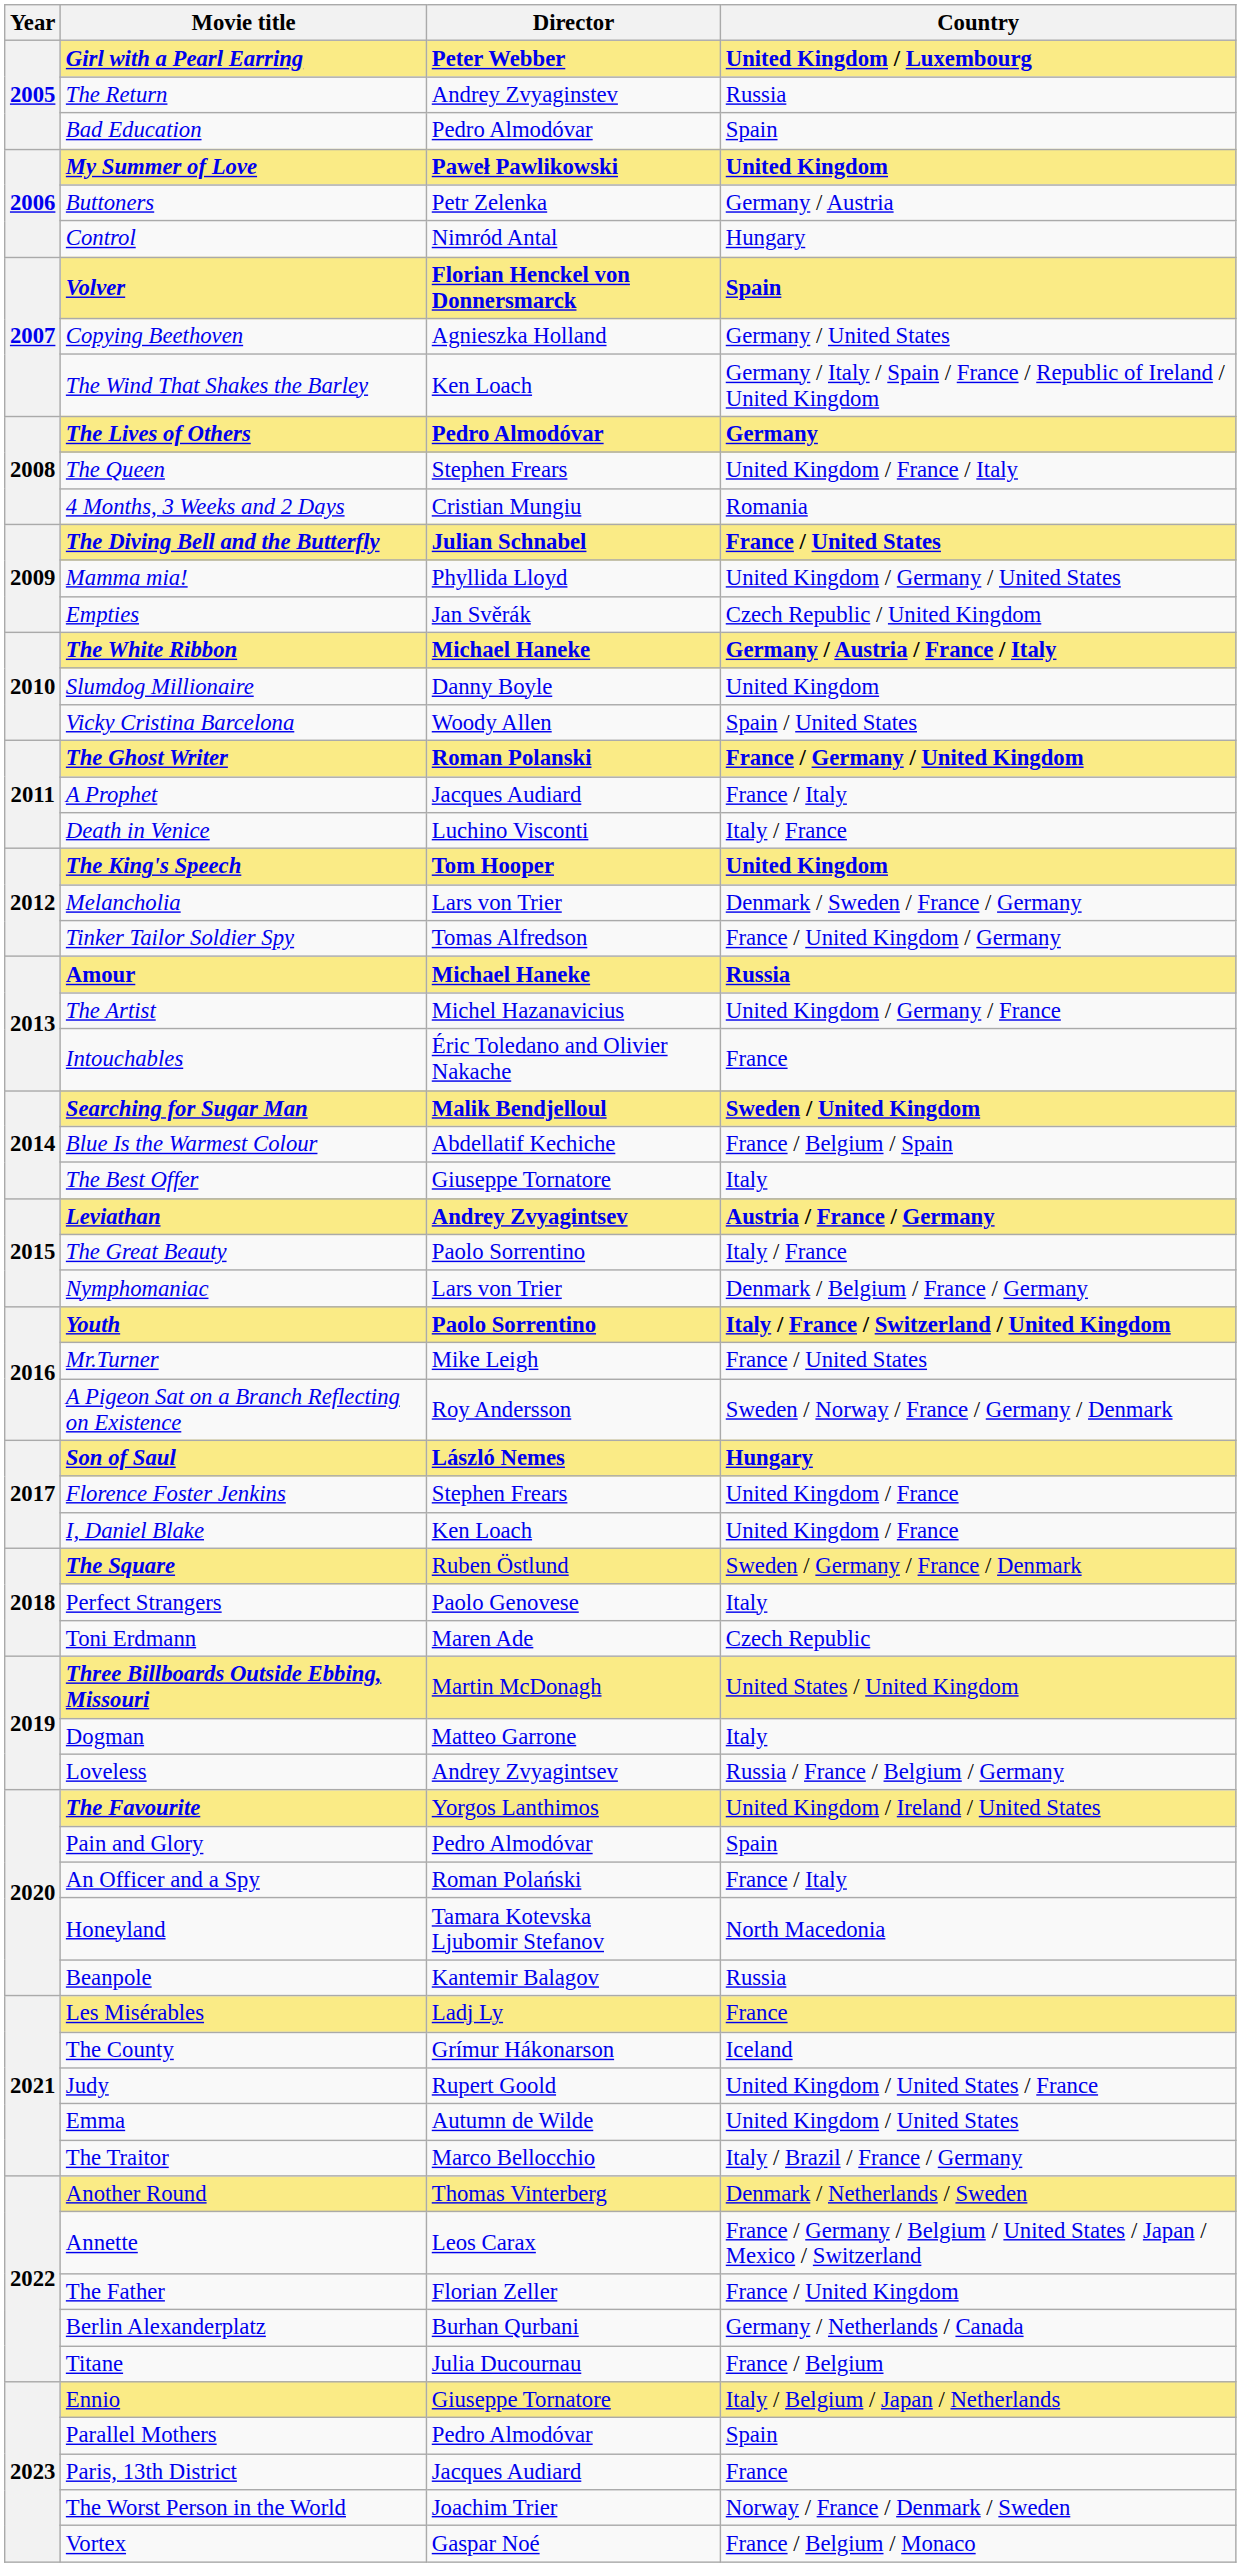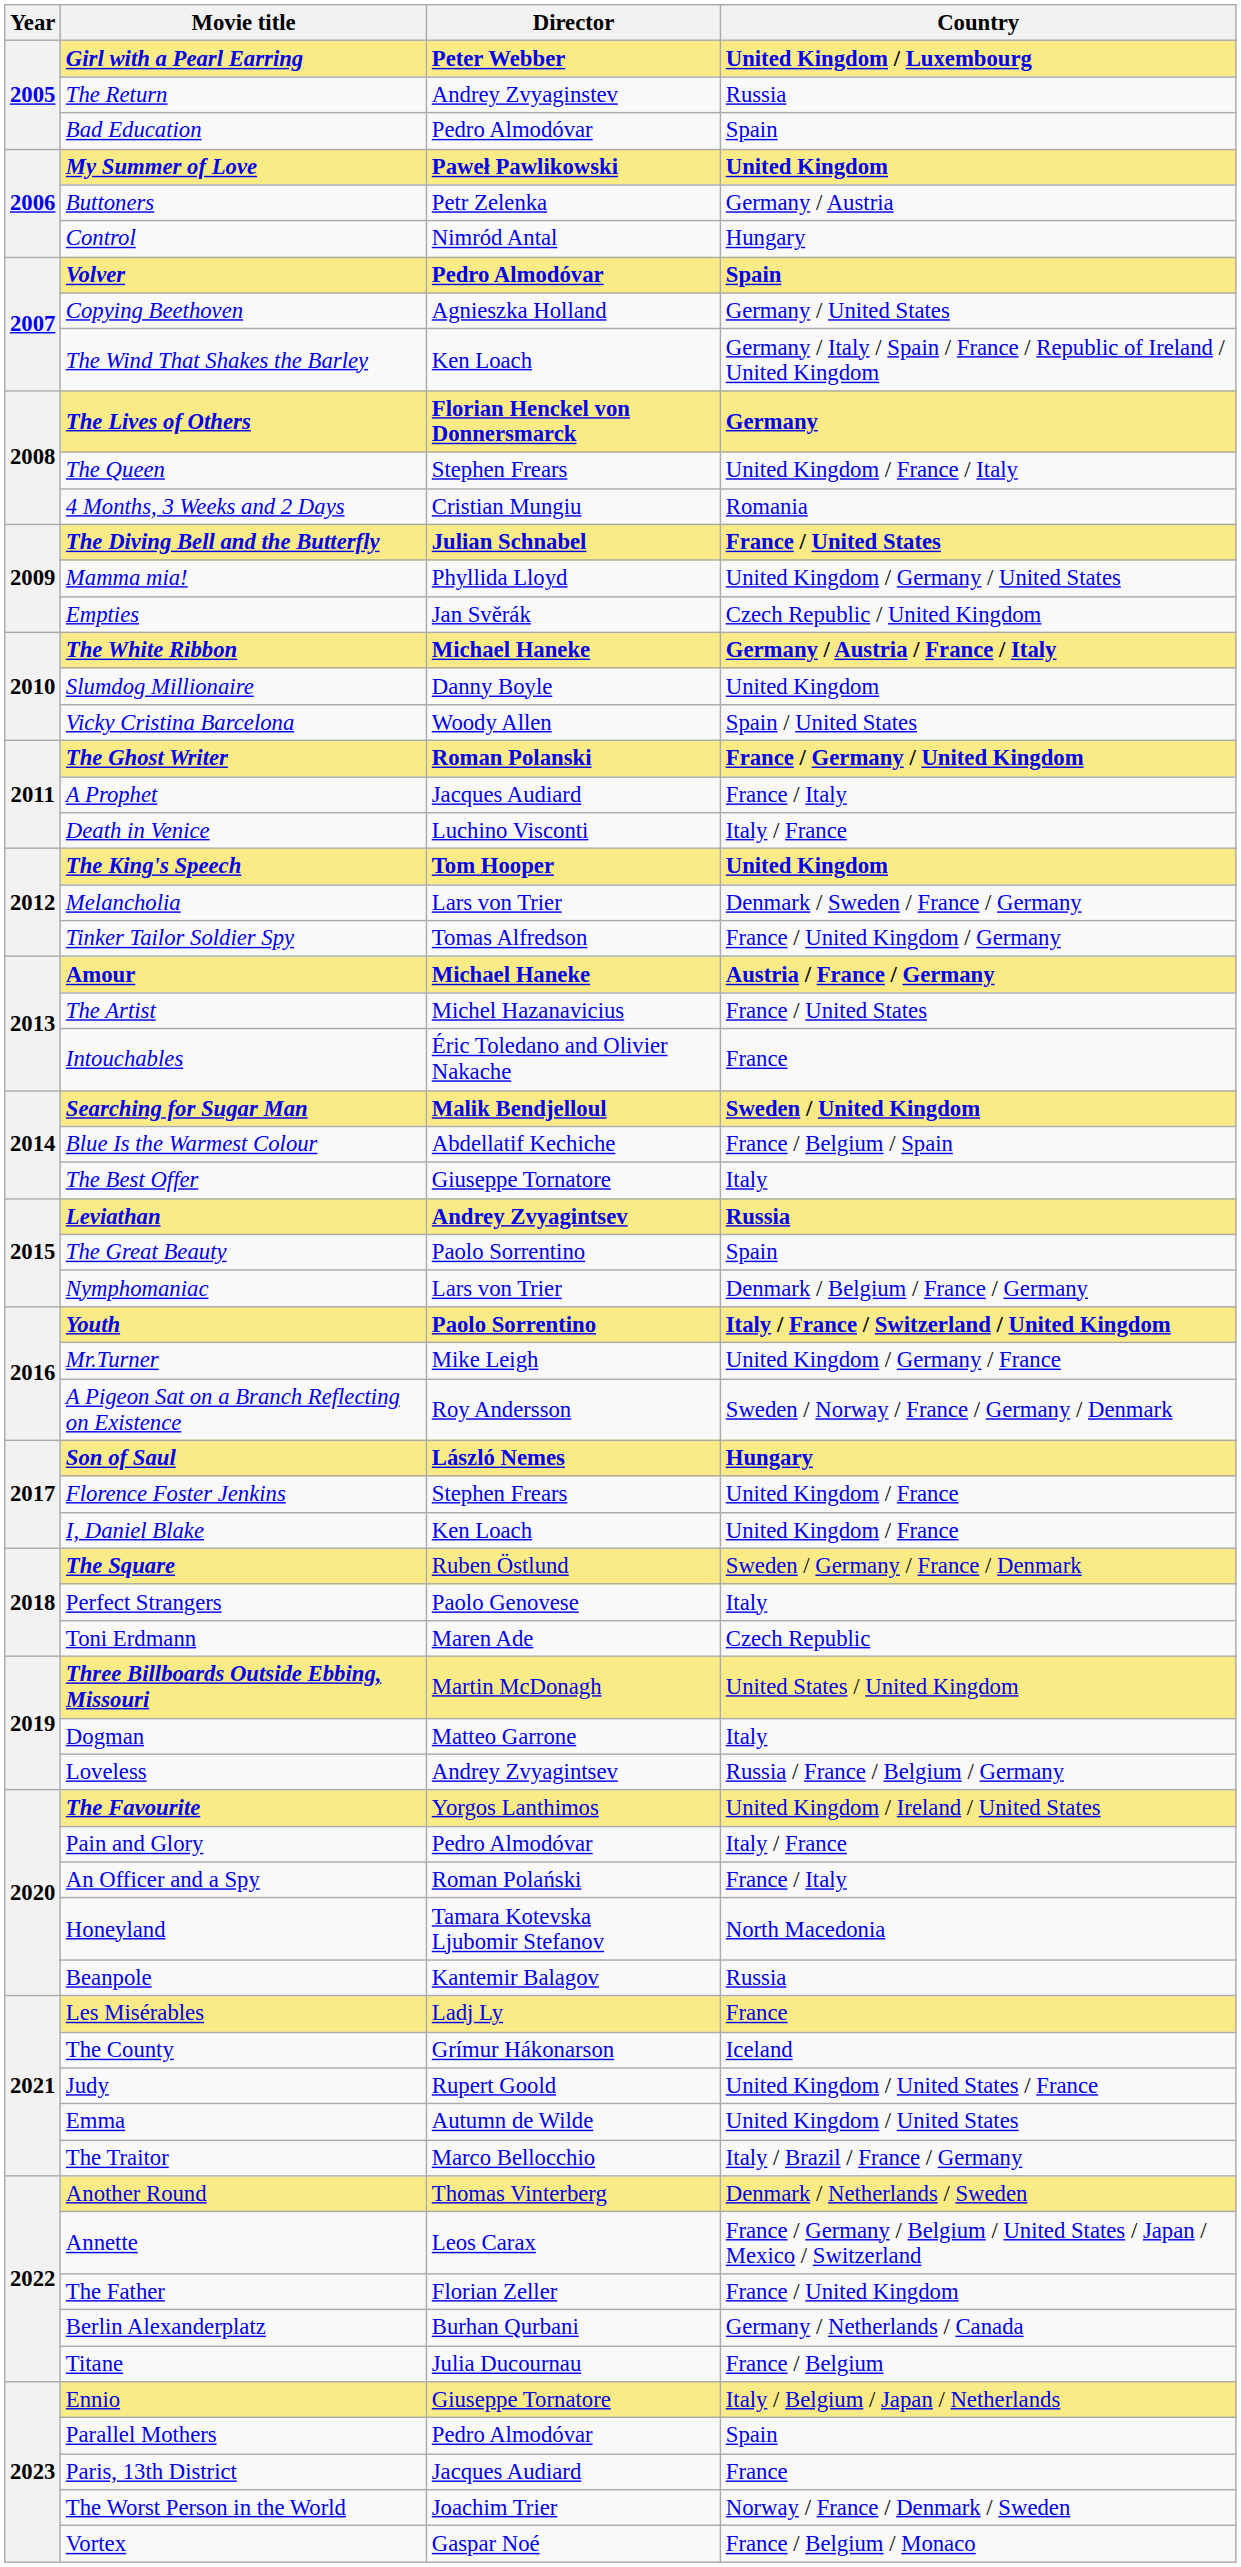(531, 287) Florian Henckel von Donnersmarck -> (518, 274) Pedro Almodóvar
(518, 433) Pedro Almodóvar -> (531, 421) Florian Henckel von Donnersmarck
(758, 974) Russia -> (860, 974) Austria / France / Germany
(893, 1010) United Kingdom / Germany / France -> (826, 1010) France / United States
(860, 1216) Austria / France / Germany -> (758, 1216) Russia
(786, 1252) Italy / France -> (752, 1252) Spain
(826, 1360) France / United States -> (893, 1360) United Kingdom / Germany / France
(752, 1843) Spain -> (786, 1843) Italy / France
